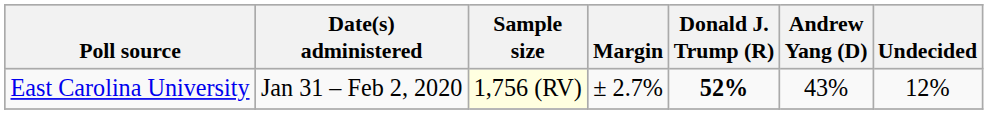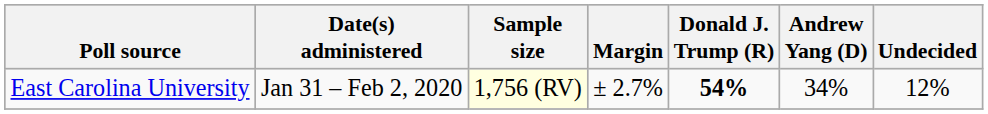(724, 88) 52% -> (724, 88) 54%
(826, 88) 43% -> (826, 88) 34%
